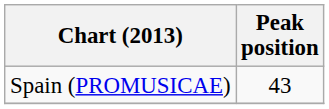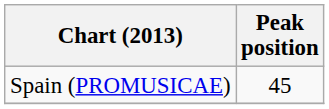(280, 84) 43 -> (280, 84) 45
